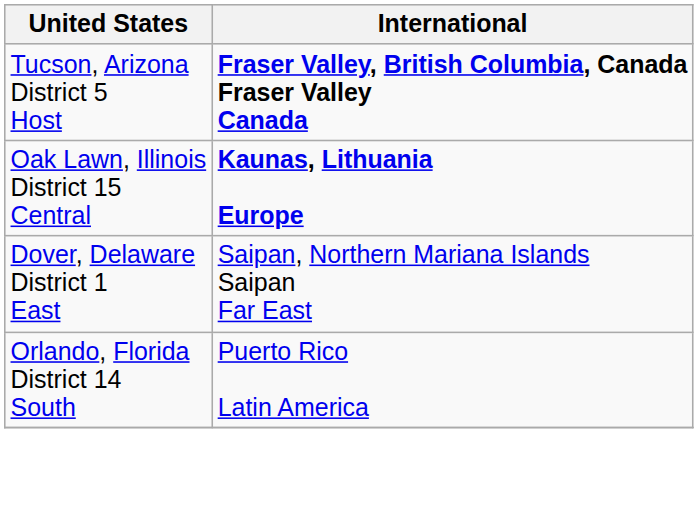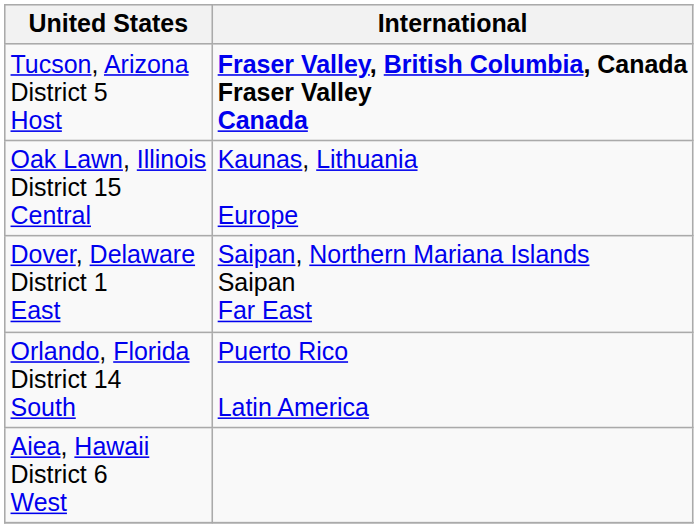(325, 187) bold -> (318, 187) normal
+ row: (80, 474)
